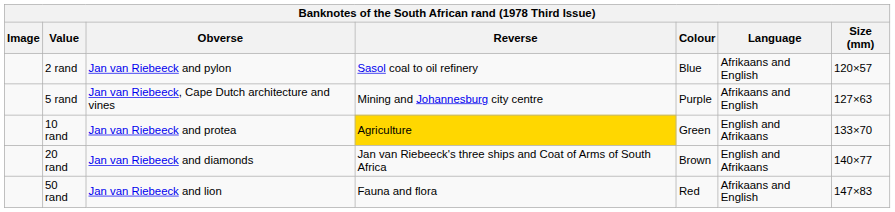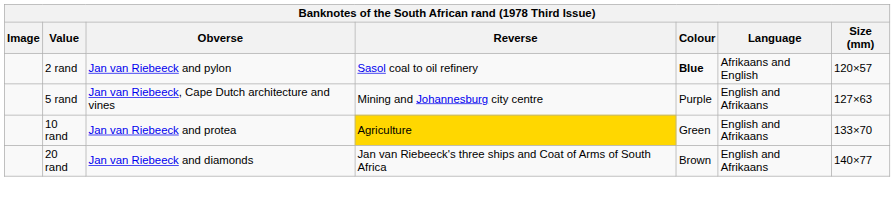(690, 68) normal -> (691, 68) bold
(755, 99) Afrikaans and English -> (750, 99) English and Afrikaans
- row: (56, 191)
